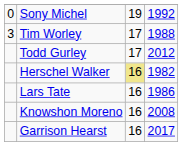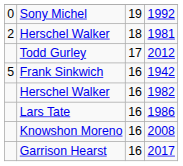+ row: (161, 33)
- row: (161, 33)
+ row: (161, 72)
(135, 72) khaki background -> (135, 92) no background
